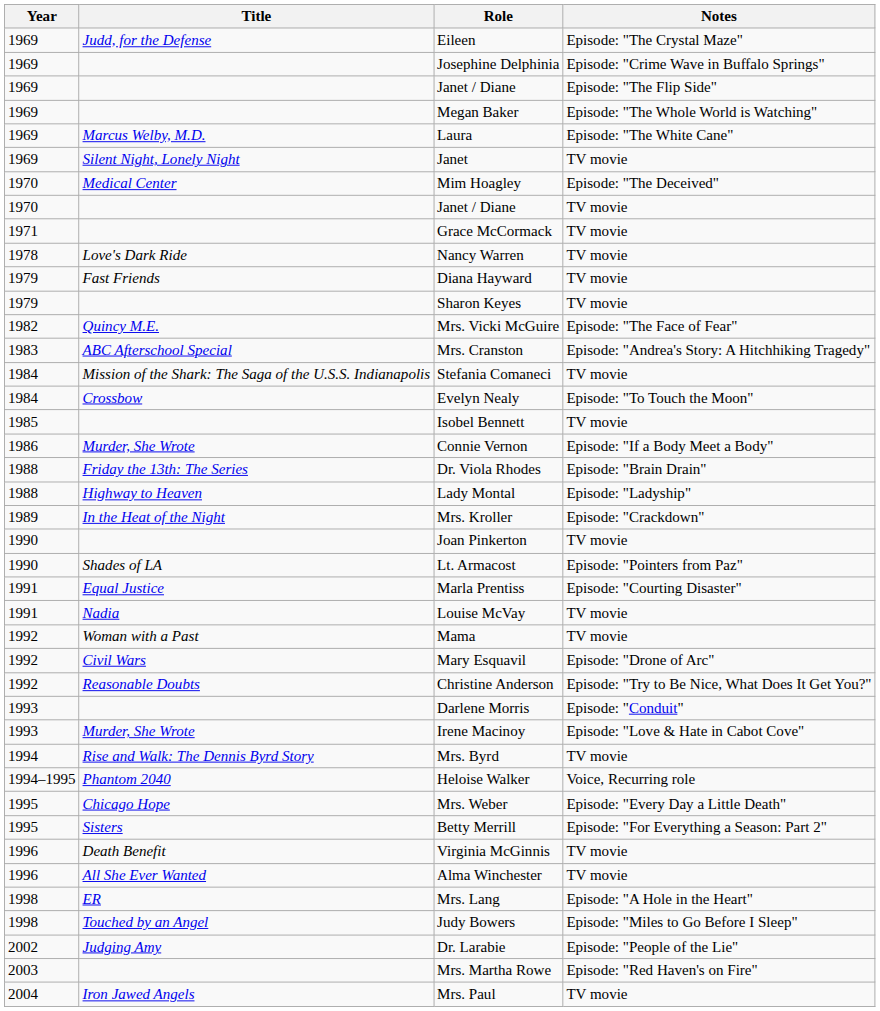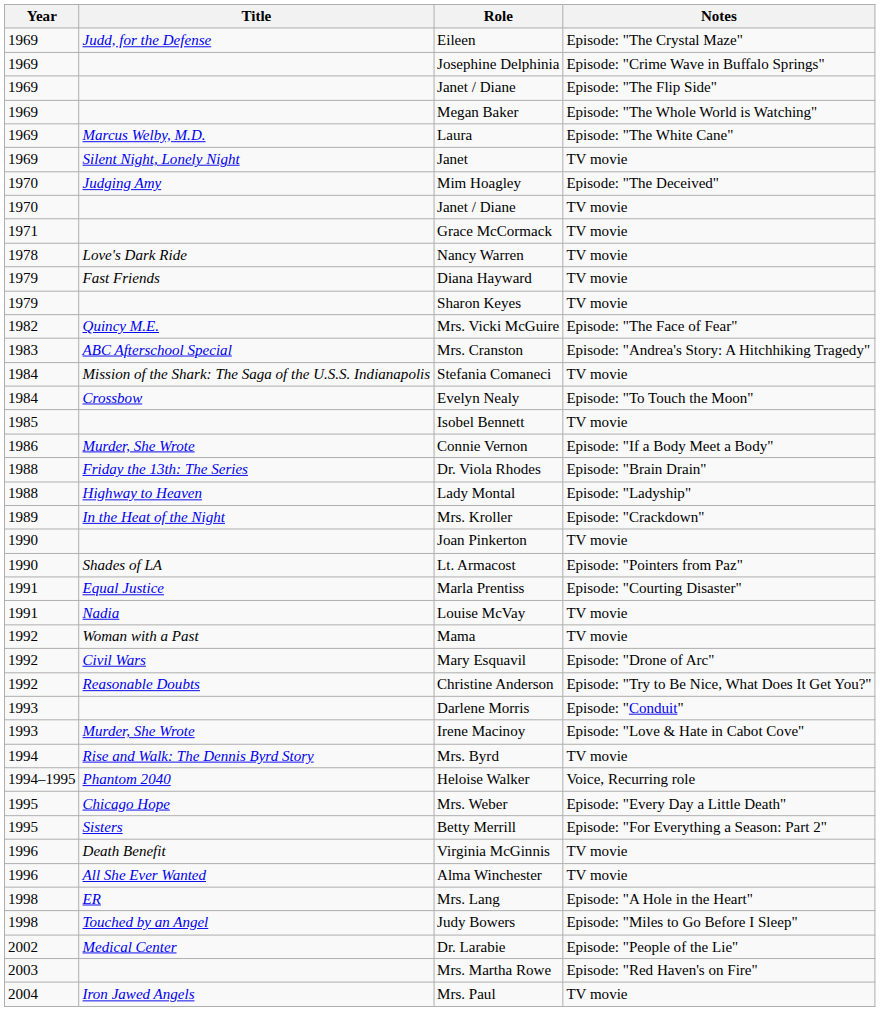(130, 183) Medical Center -> (122, 183) Judging Amy
(122, 946) Judging Amy -> (130, 946) Medical Center
